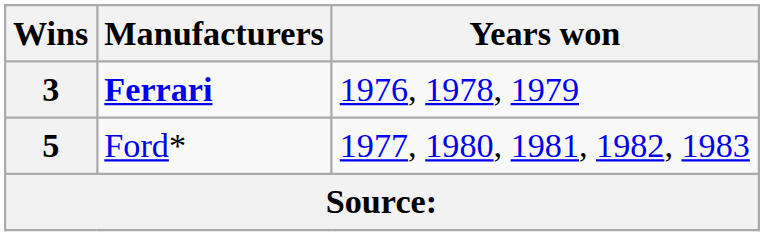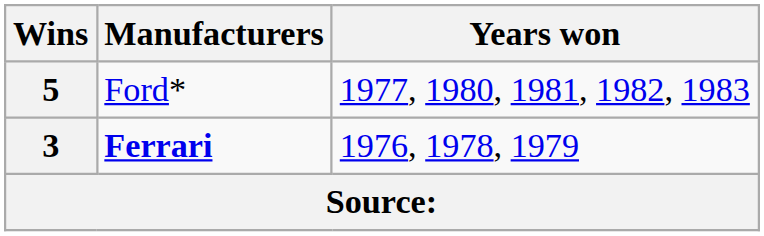rows swapped: (51, 145) <-> (51, 89)
